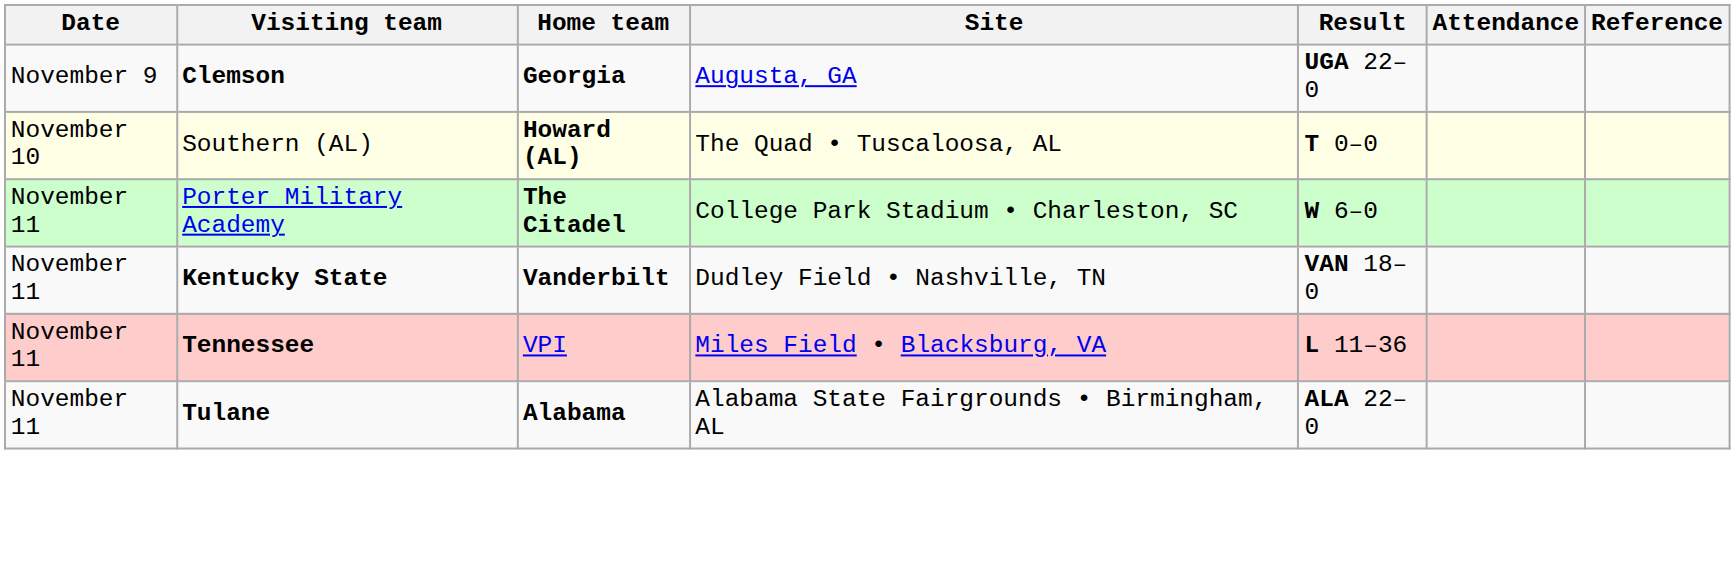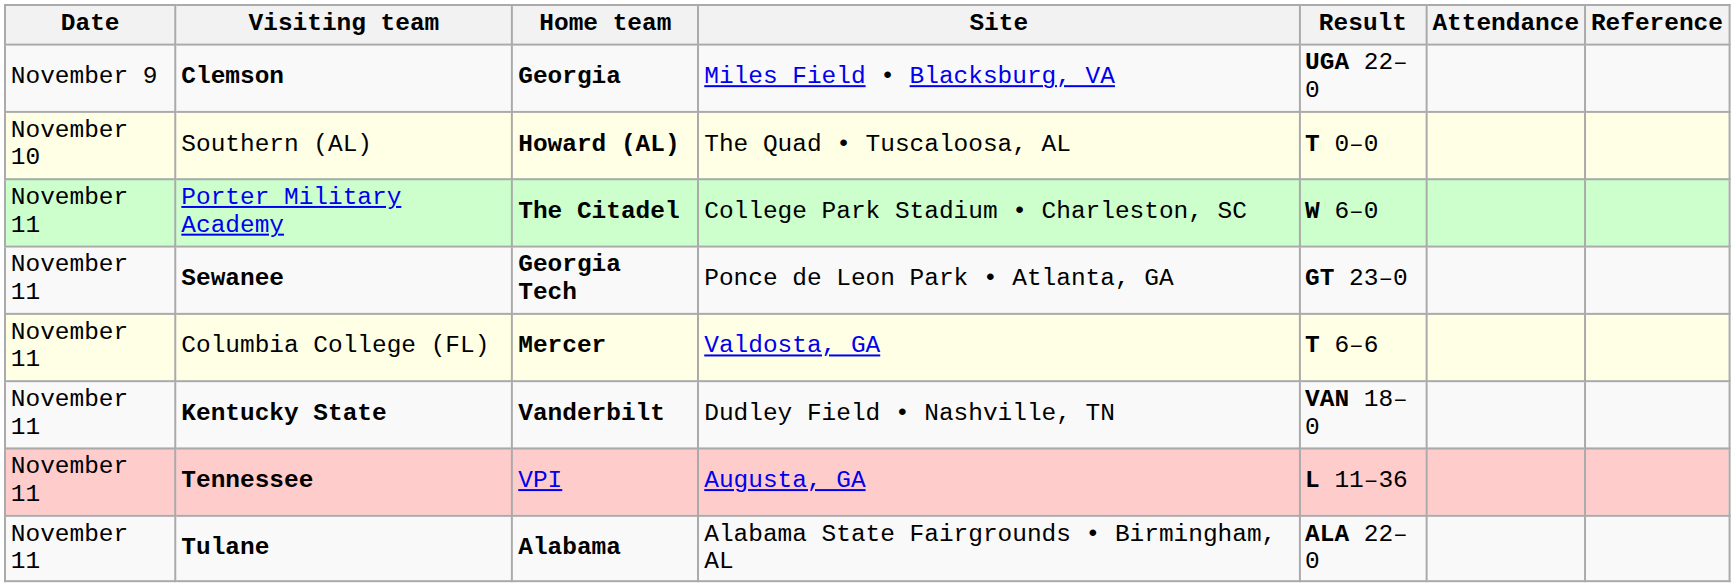(776, 78) Augusta, GA -> (910, 78) Miles Field • Blacksburg, VA
+ row: (233, 280)
+ row: (335, 347)
(901, 347) Miles Field • Blacksburg, VA -> (785, 482) Augusta, GA
